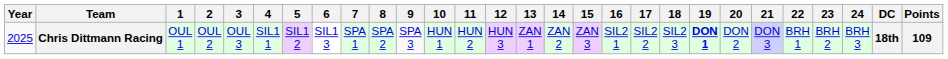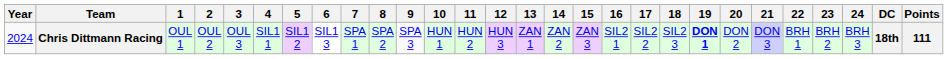(20, 38) 2025 -> (20, 38) 2024
(922, 38) 109 -> (922, 38) 111
